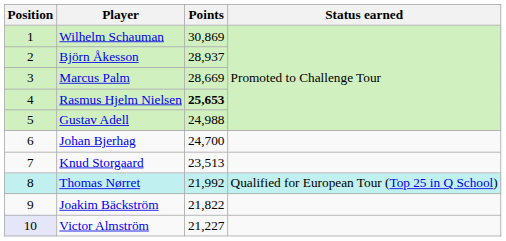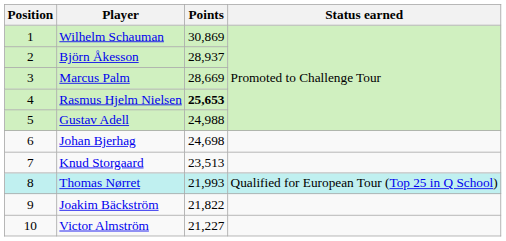(206, 141) 24,700 -> (206, 141) 24,698
(206, 183) 21,992 -> (206, 183) 21,993
(30, 225) lavender background -> (30, 225) no background
